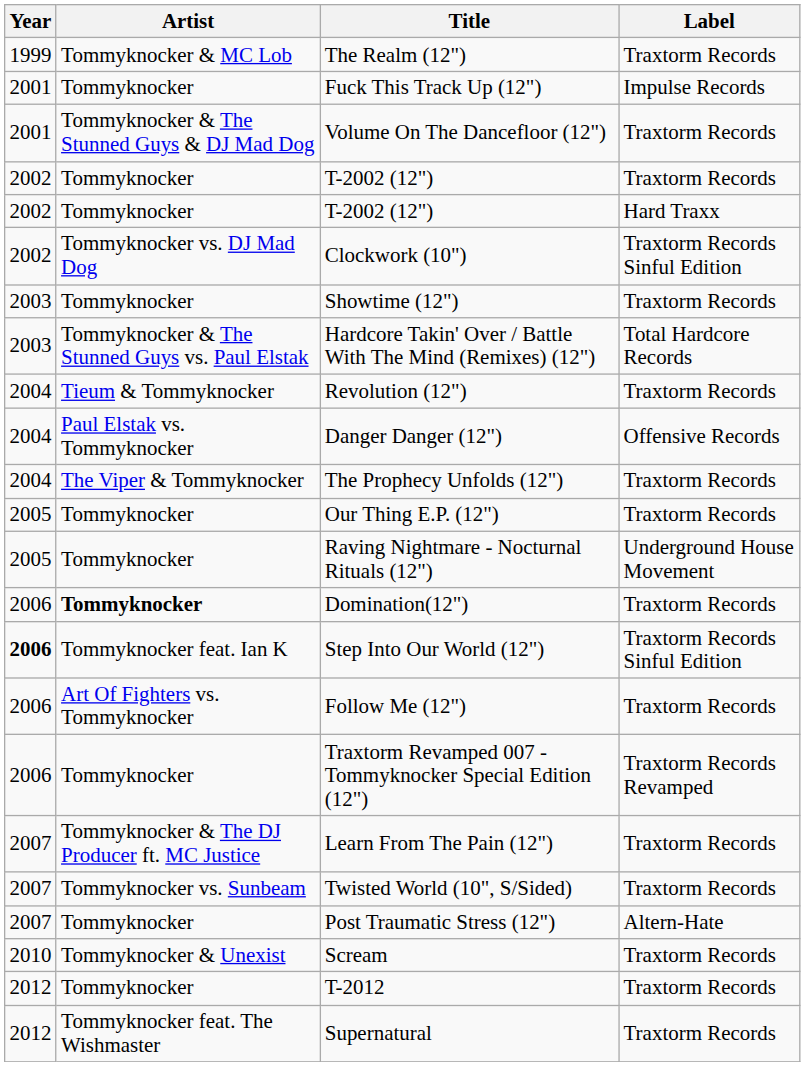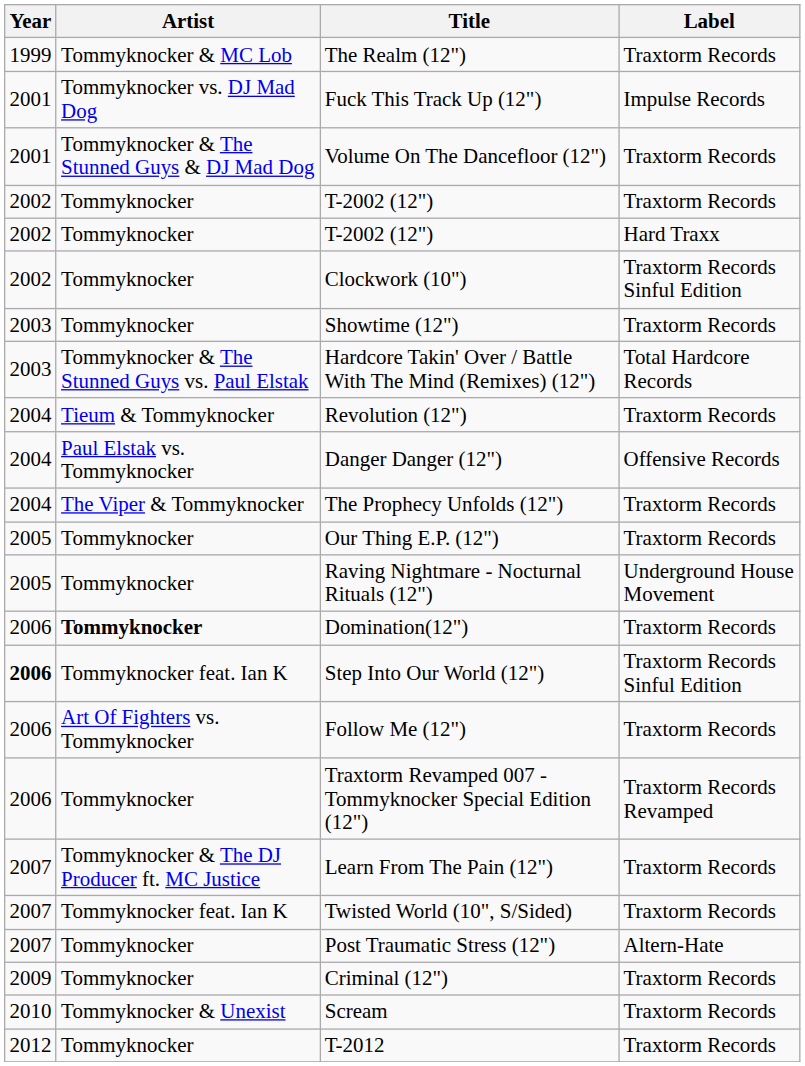(127, 87) Tommyknocker -> (178, 99) Tommyknocker vs. DJ Mad Dog
(178, 255) Tommyknocker vs. DJ Mad Dog -> (127, 279) Tommyknocker
(183, 888) Tommyknocker vs. Sunbeam -> (174, 912) Tommyknocker feat. Ian K
+ row: (386, 978)
- row: (378, 1033)
